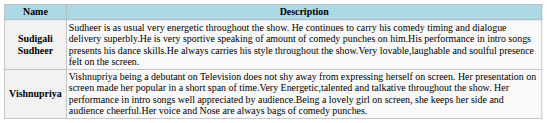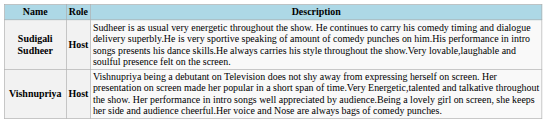+ column: (78, 12)
